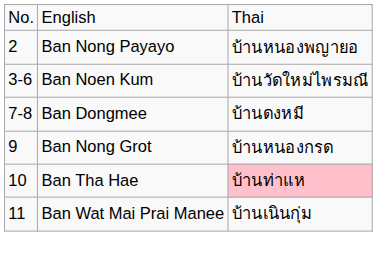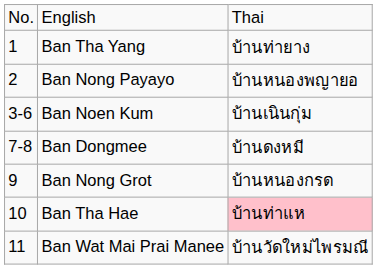+ row: (93, 47)
(300, 81) บ้านวัดใหม่ไพรมณี -> (272, 114) บ้านเนินกุ่ม
(272, 214) บ้านเนินกุ่ม -> (300, 247) บ้านวัดใหม่ไพรมณี
